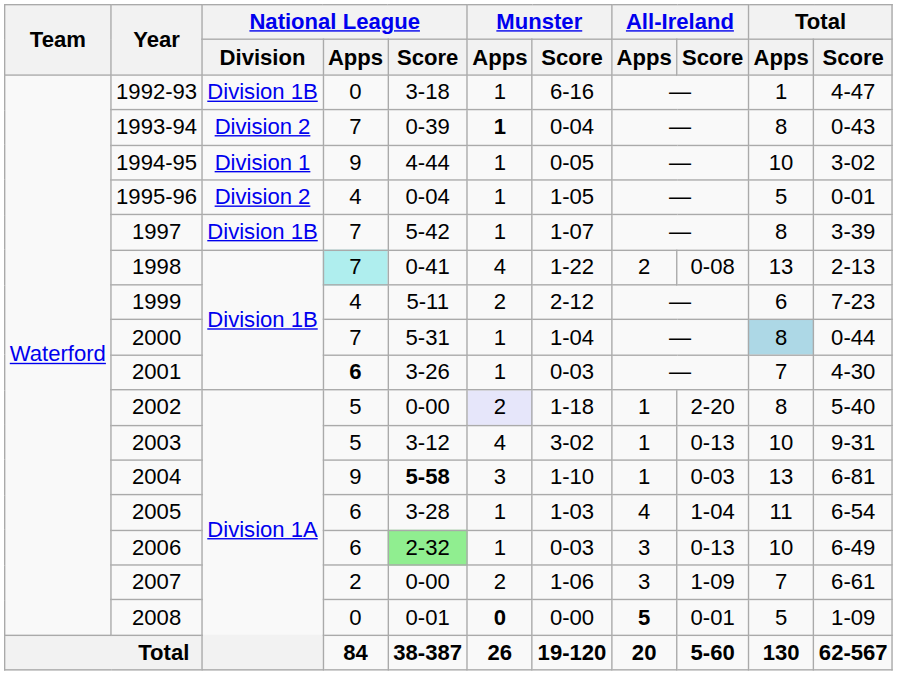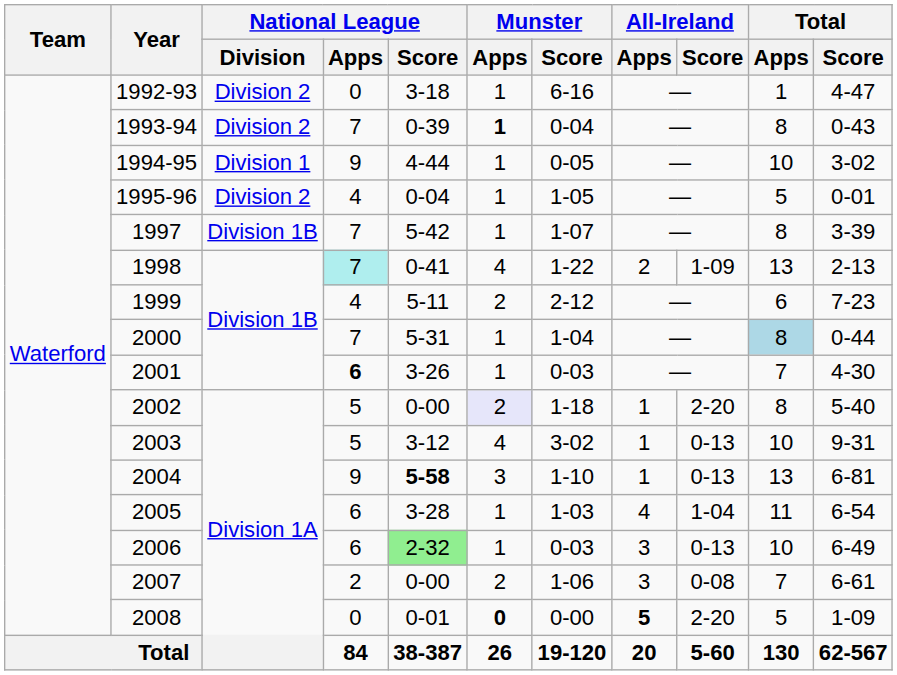(263, 92) Division 1B -> (263, 92) Division 2
(713, 267) 0-08 -> (713, 267) 1-09
(713, 477) 0-03 -> (713, 477) 0-13
(713, 582) 1-09 -> (713, 582) 0-08
(713, 617) 0-01 -> (713, 617) 2-20
